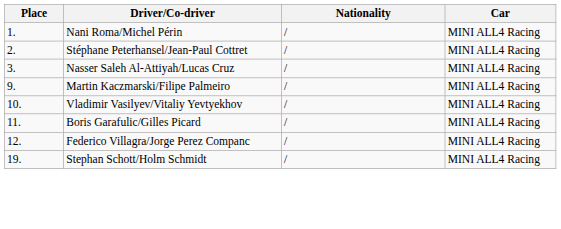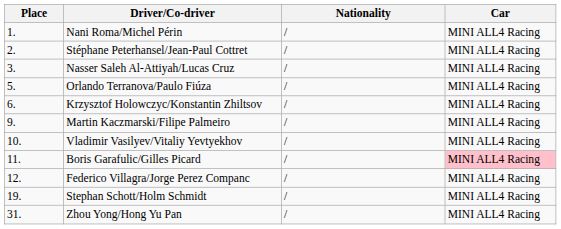+ row: (139, 86)
+ row: (164, 104)
(494, 123) no background -> (494, 159) pink background
+ row: (124, 214)
